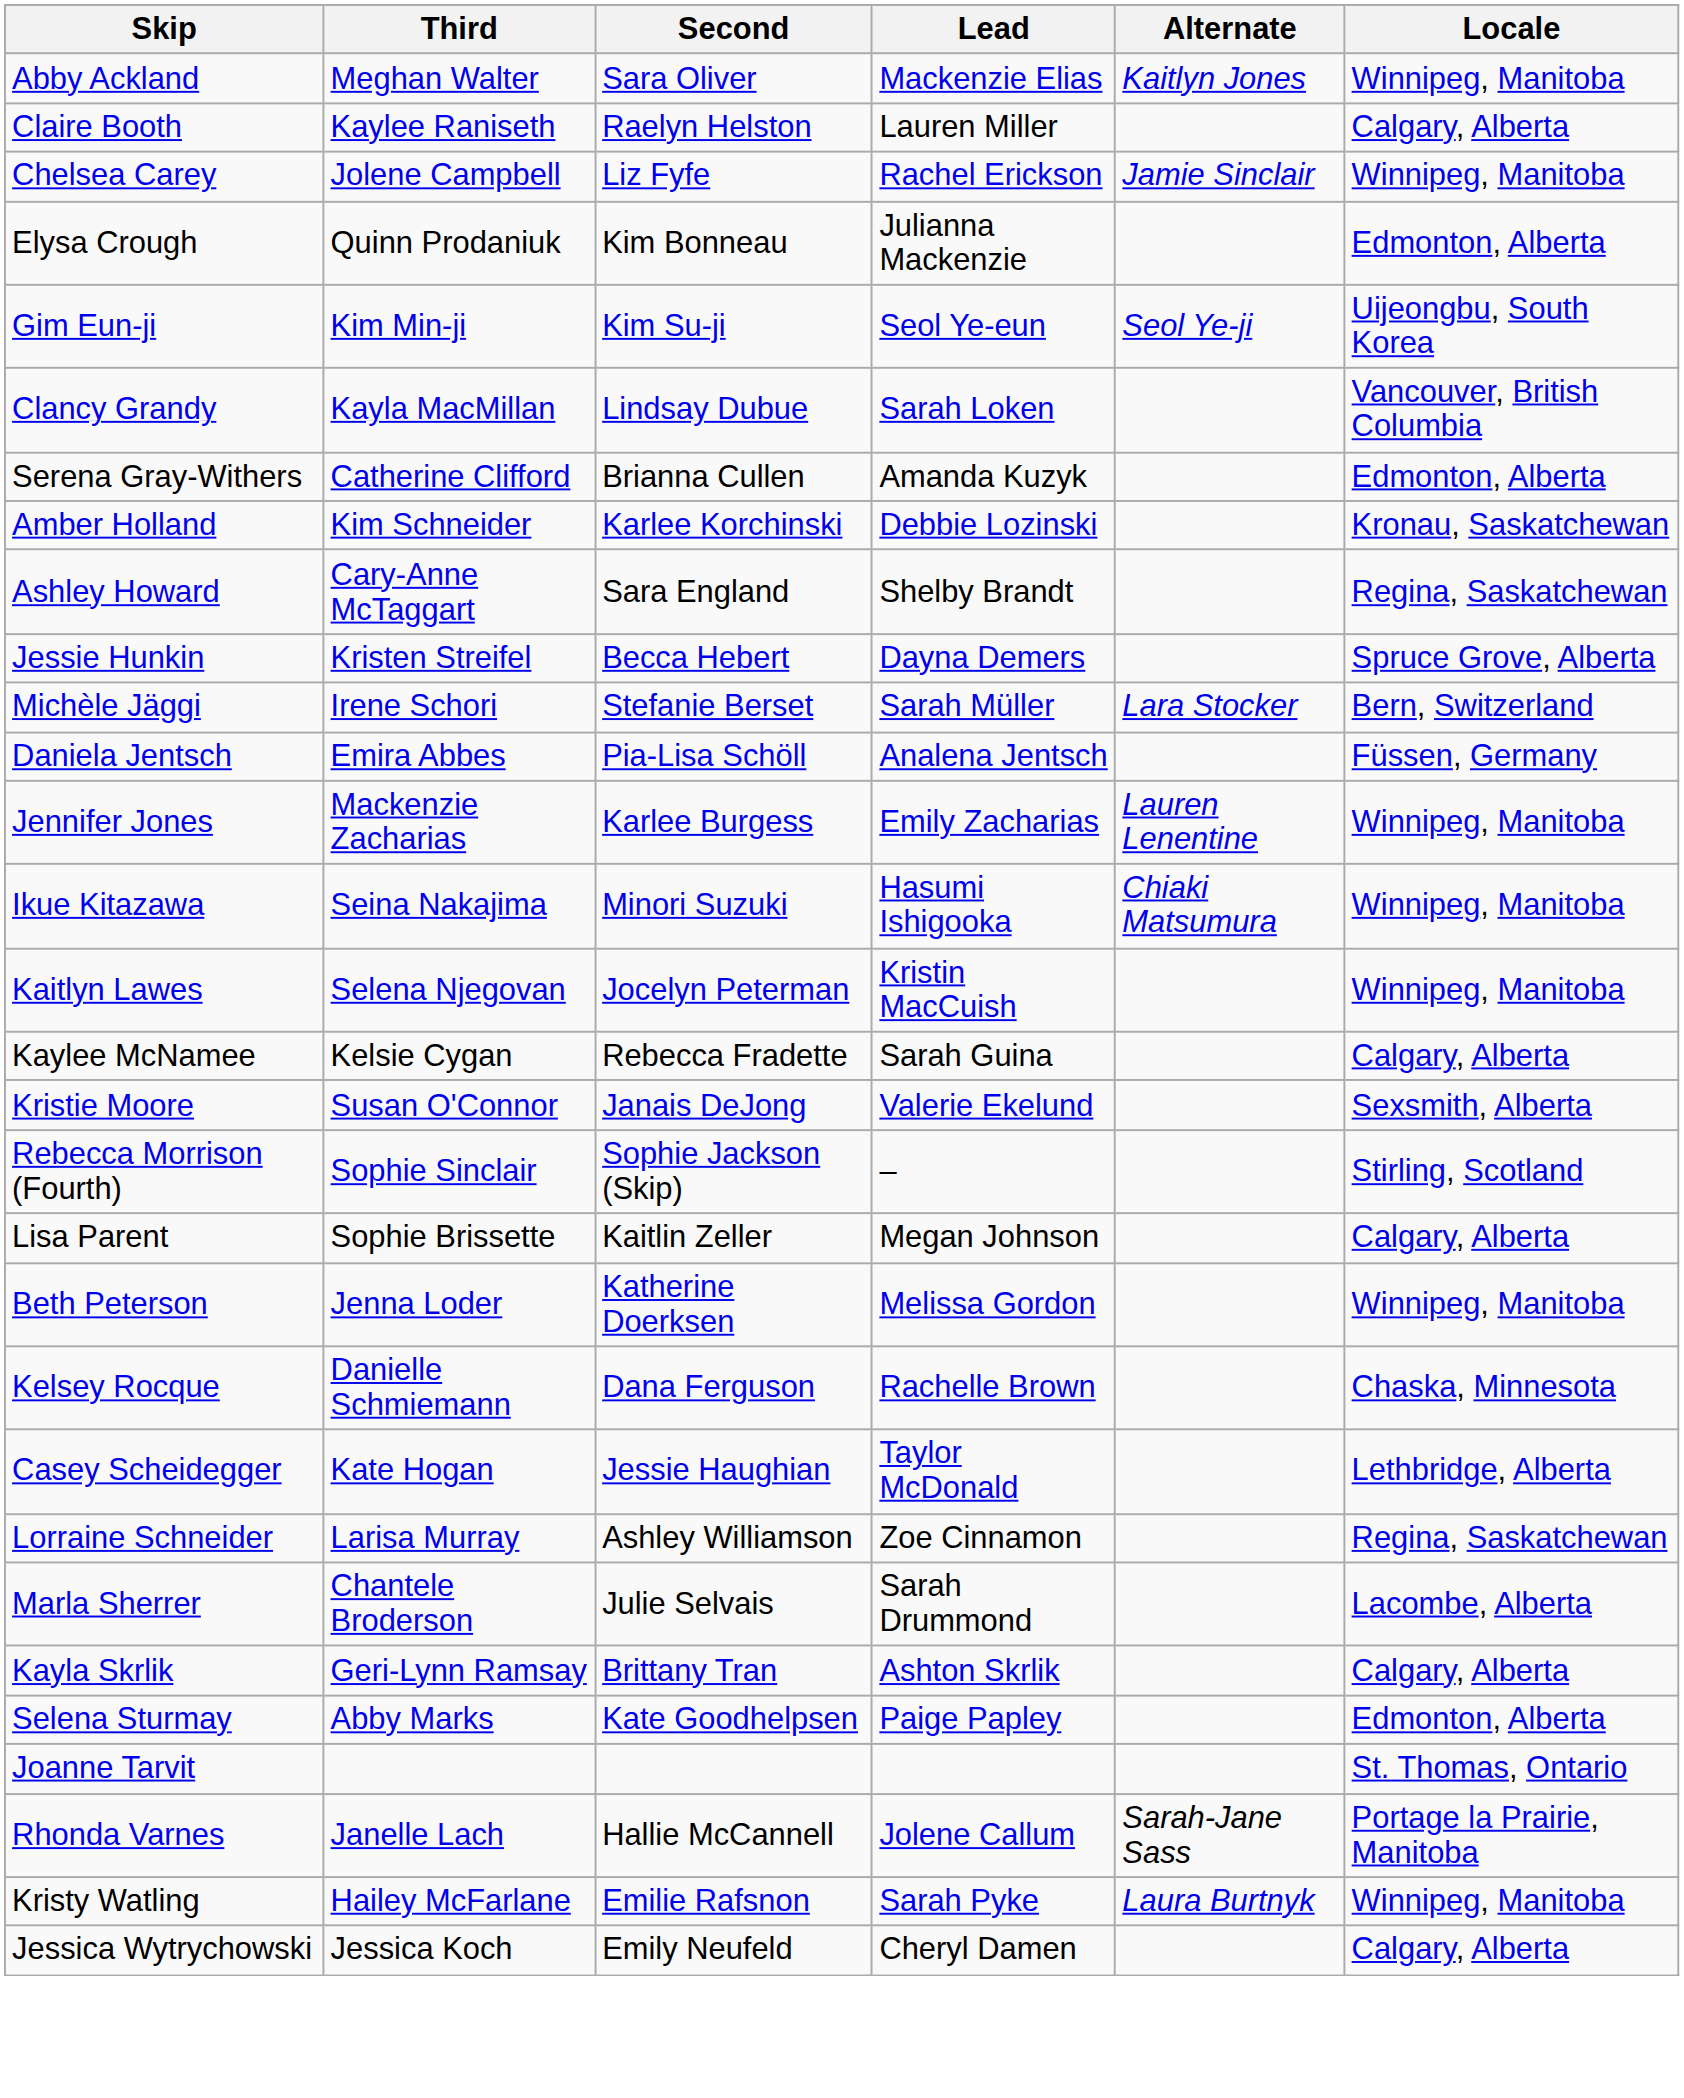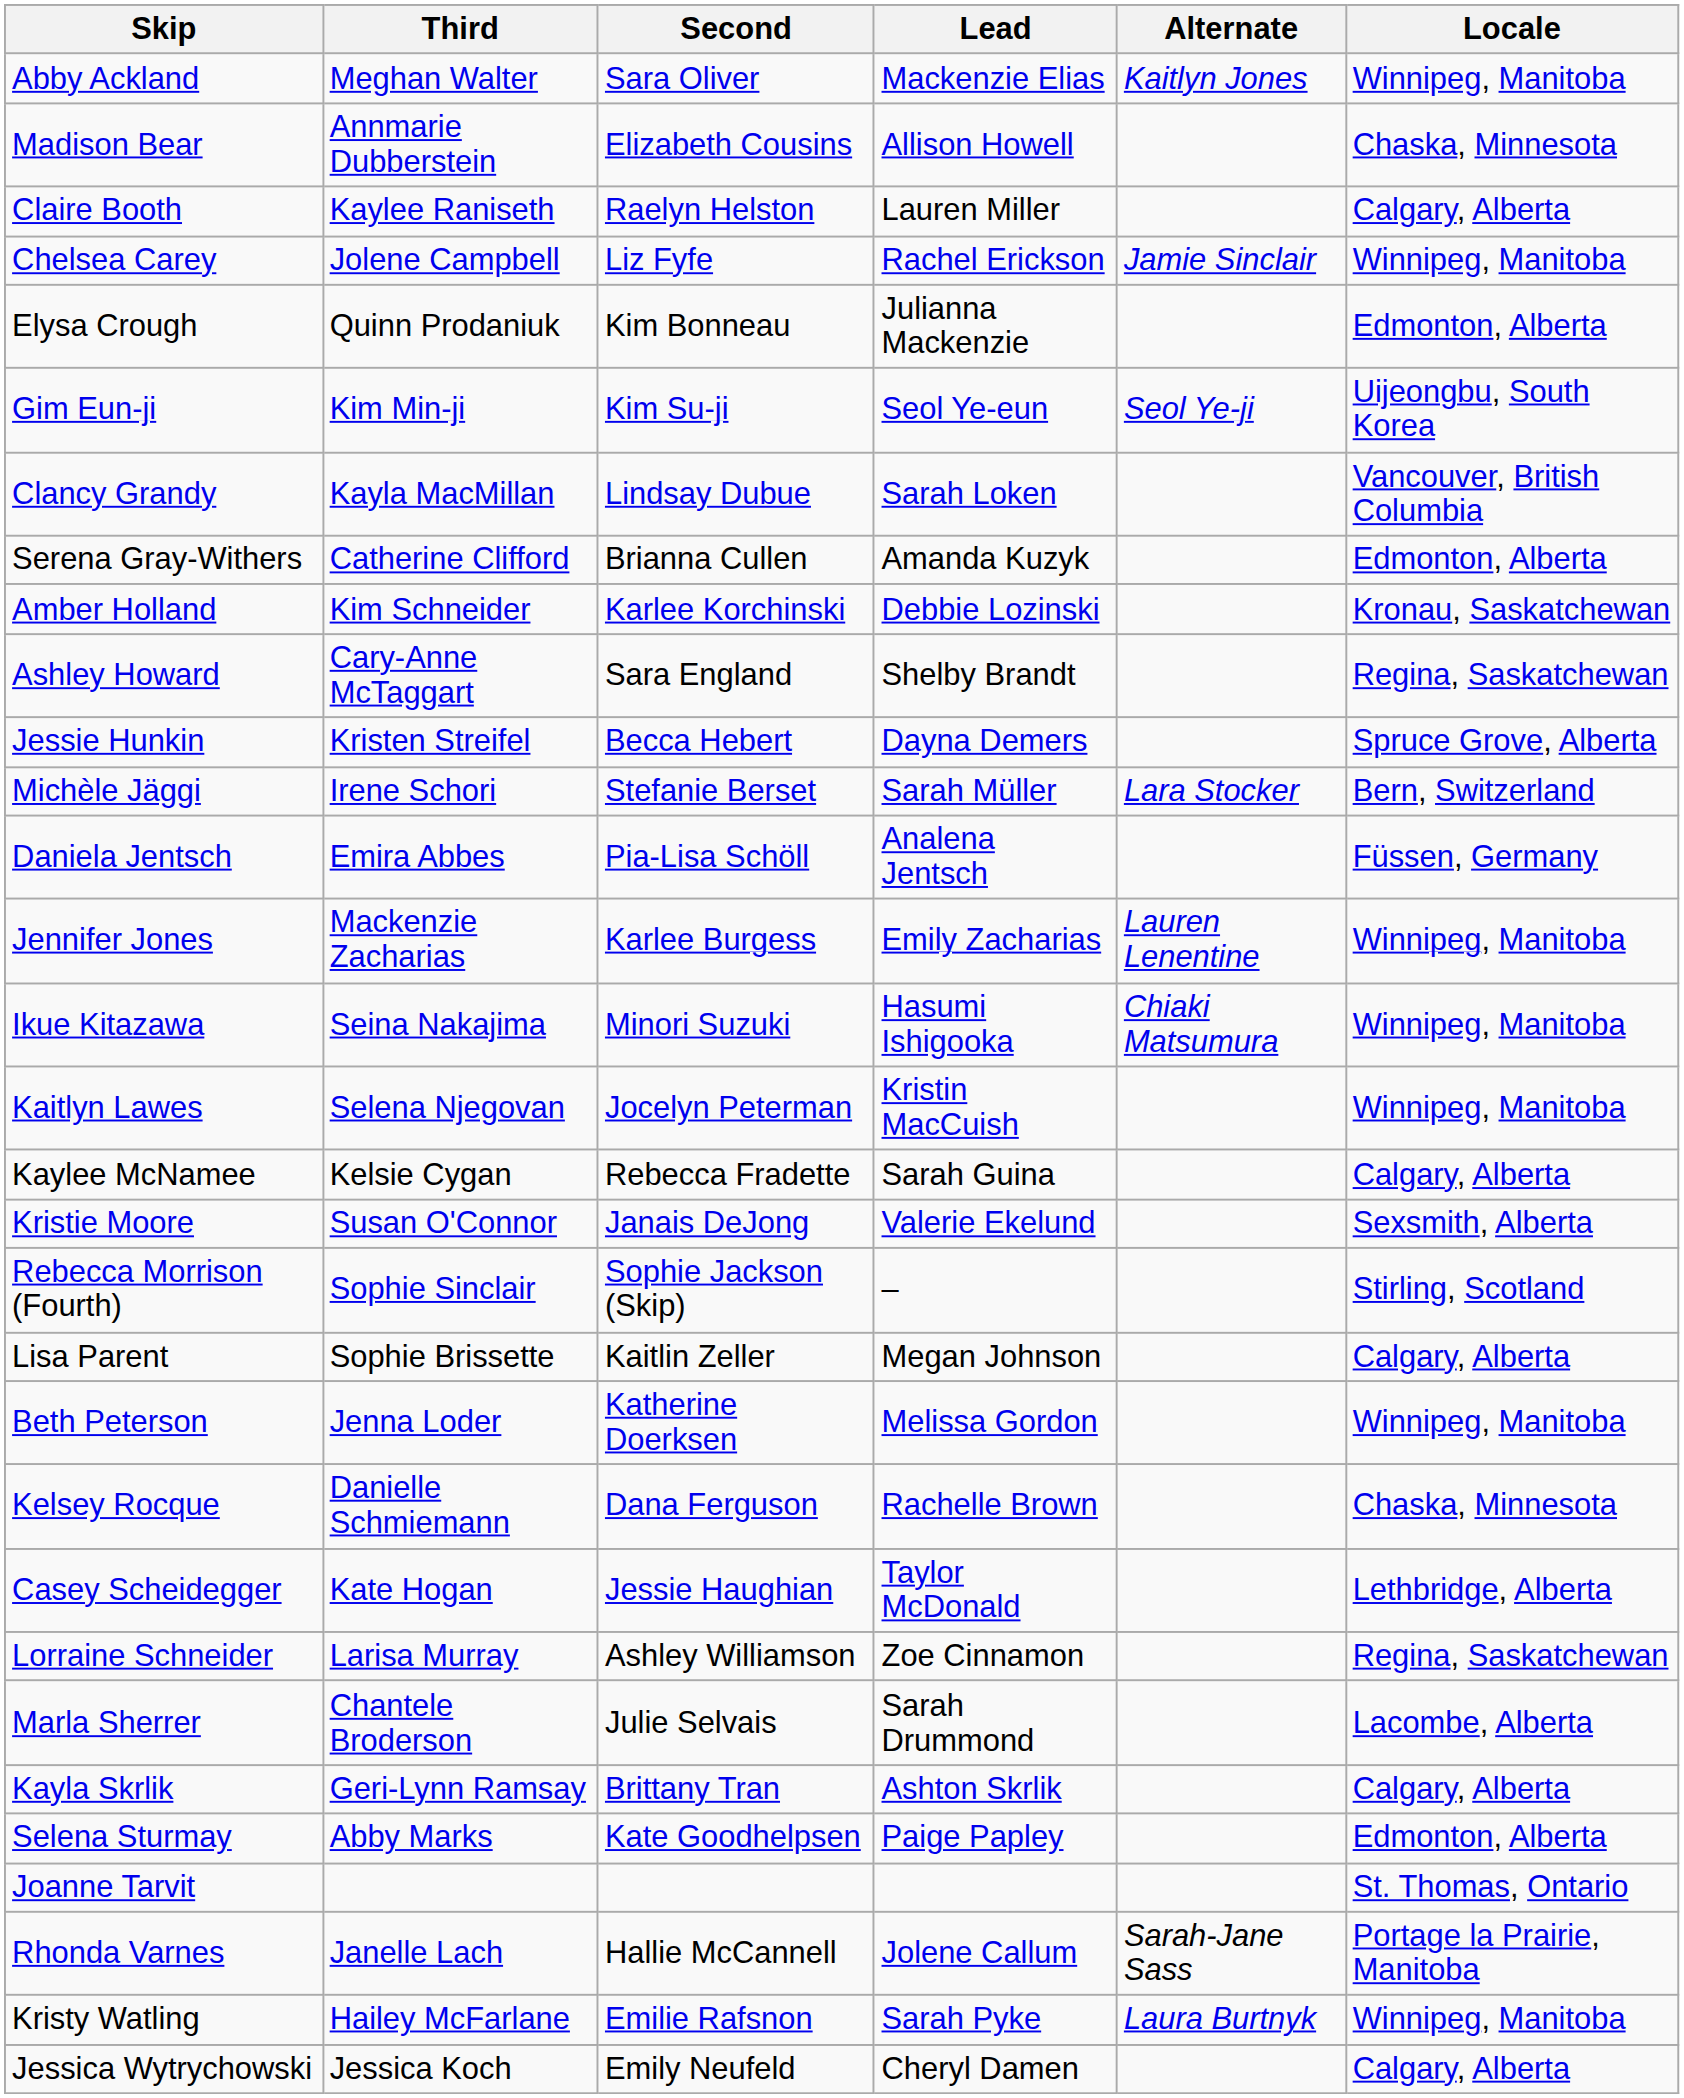+ row: (107, 144)
